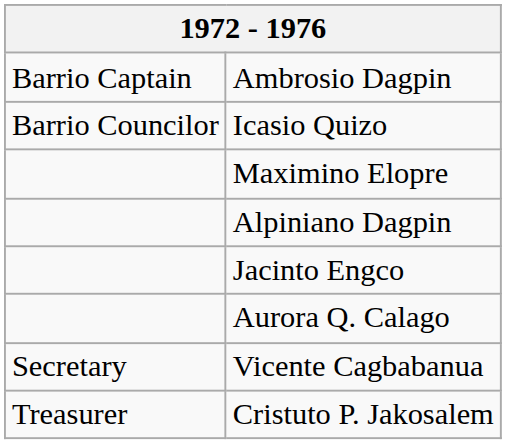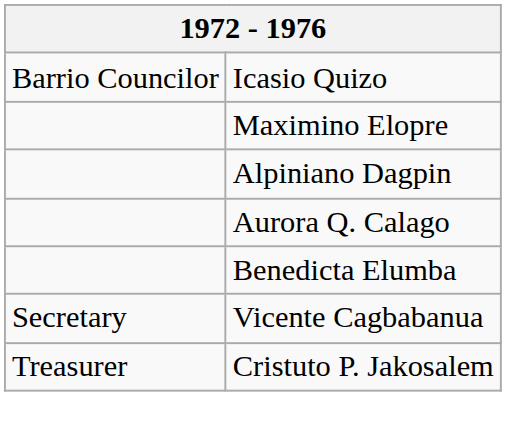- row: (342, 76)
- row: (319, 269)
+ row: (345, 269)
